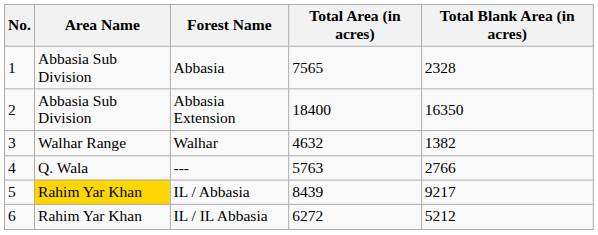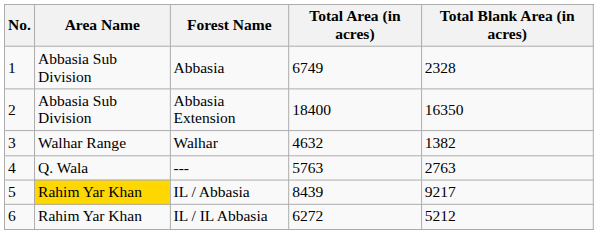(308, 67) 7565 -> (308, 67) 6749
(440, 167) 2766 -> (440, 167) 2763
